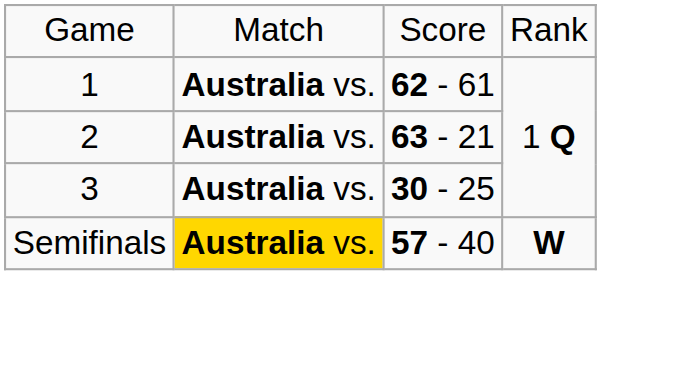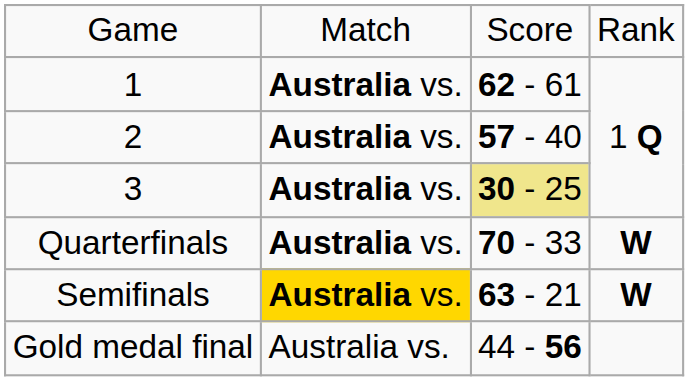(443, 136) 63 - 21 -> (530, 136) 57 - 40
(443, 189) no background -> (530, 189) khaki background
+ row: (133, 242)
(443, 242) 57 - 40 -> (530, 294) 63 - 21
+ row: (133, 347)
